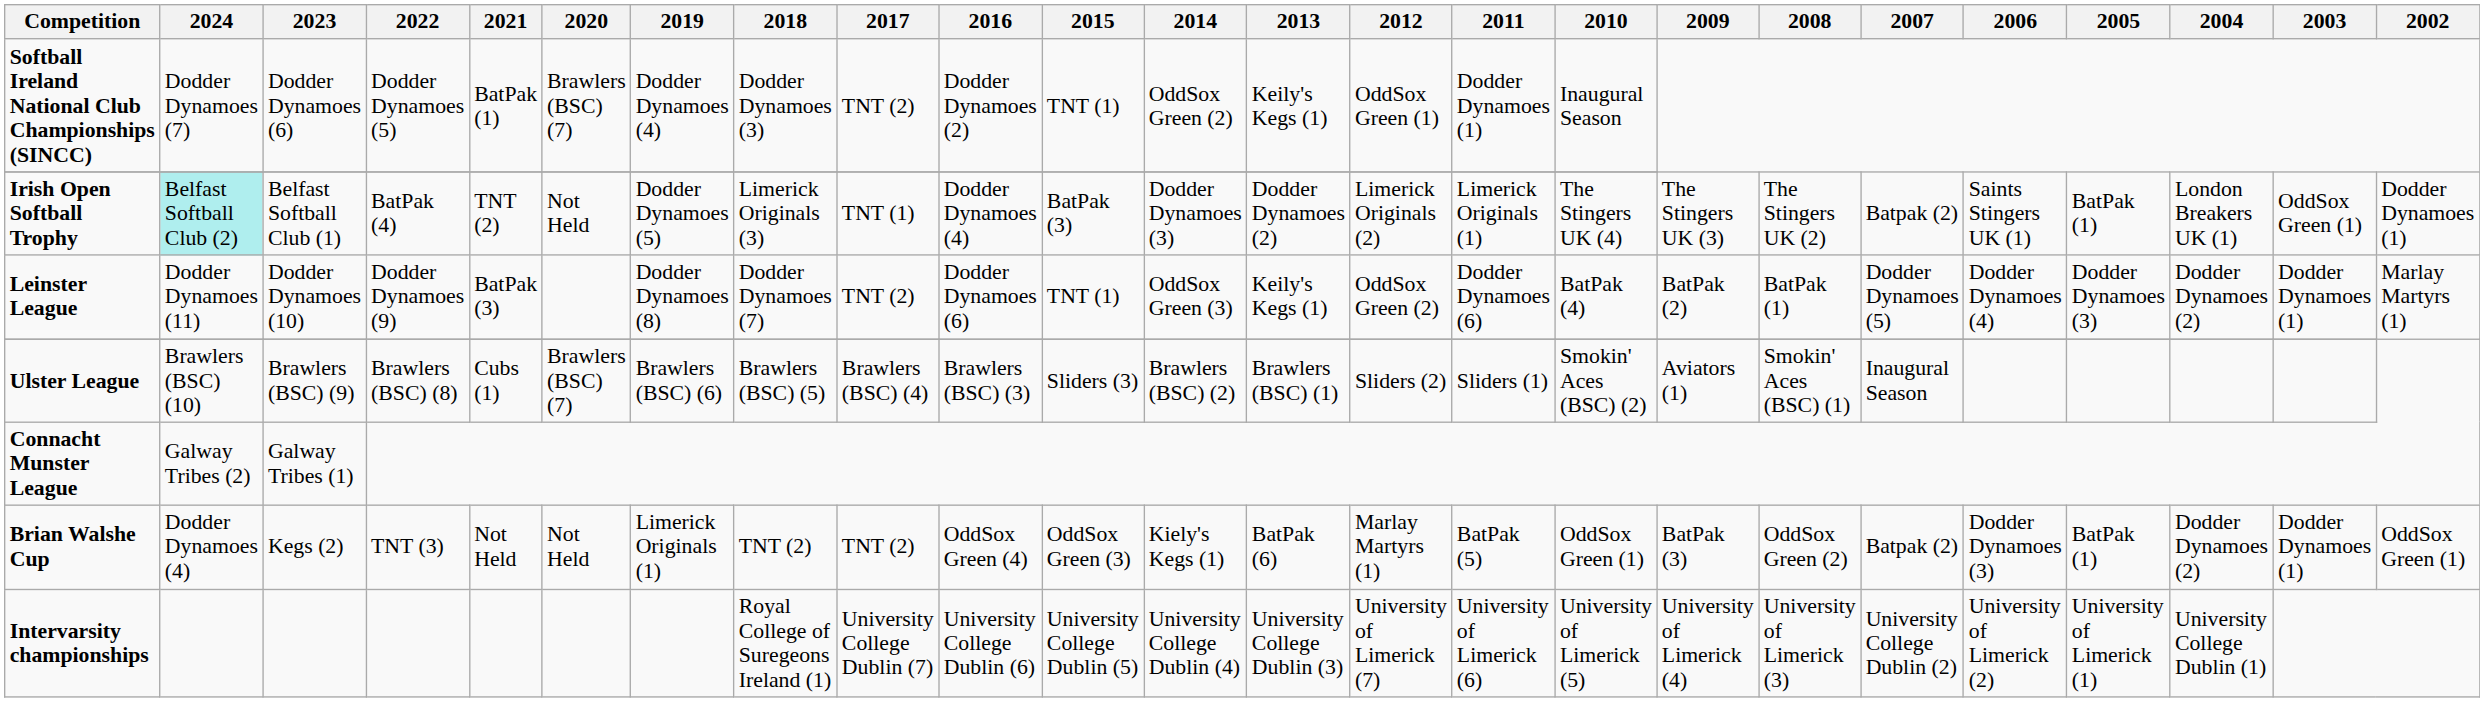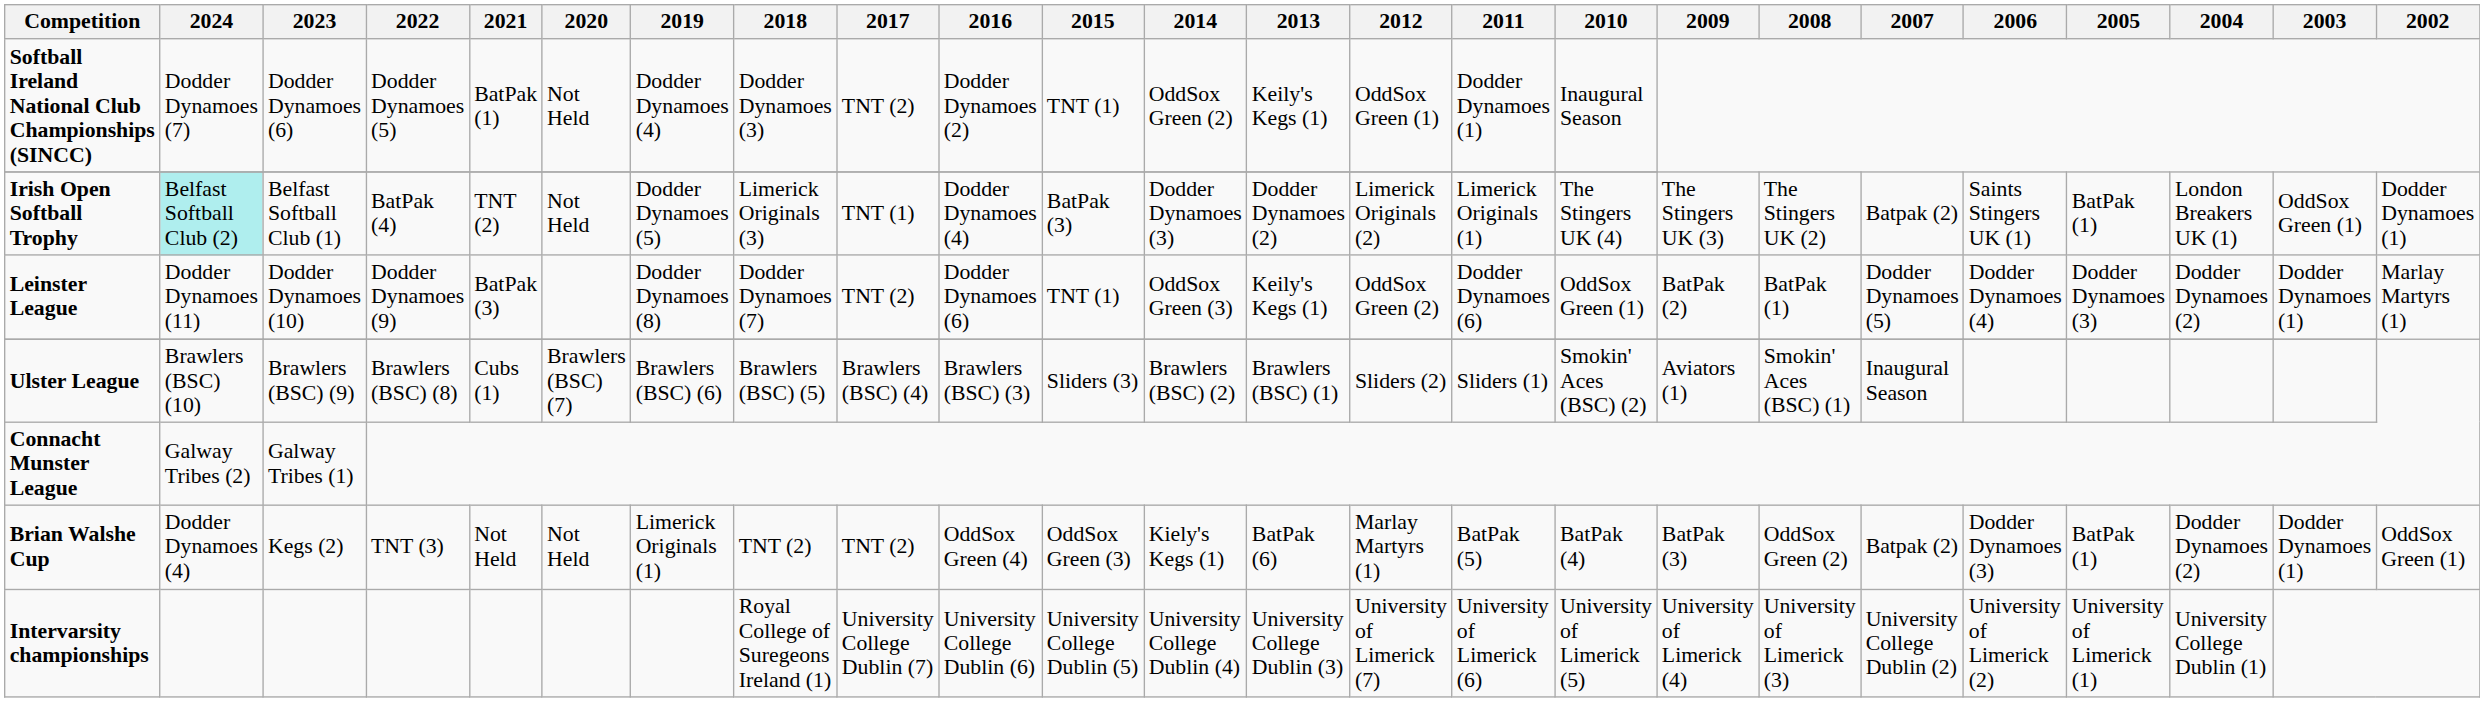(586, 105) Brawlers (BSC) (7) -> (568, 105) Not Held
(1591, 296) BatPak (4) -> (1602, 296) OddSox Green (1)
(1602, 547) OddSox Green (1) -> (1591, 547) BatPak (4)
